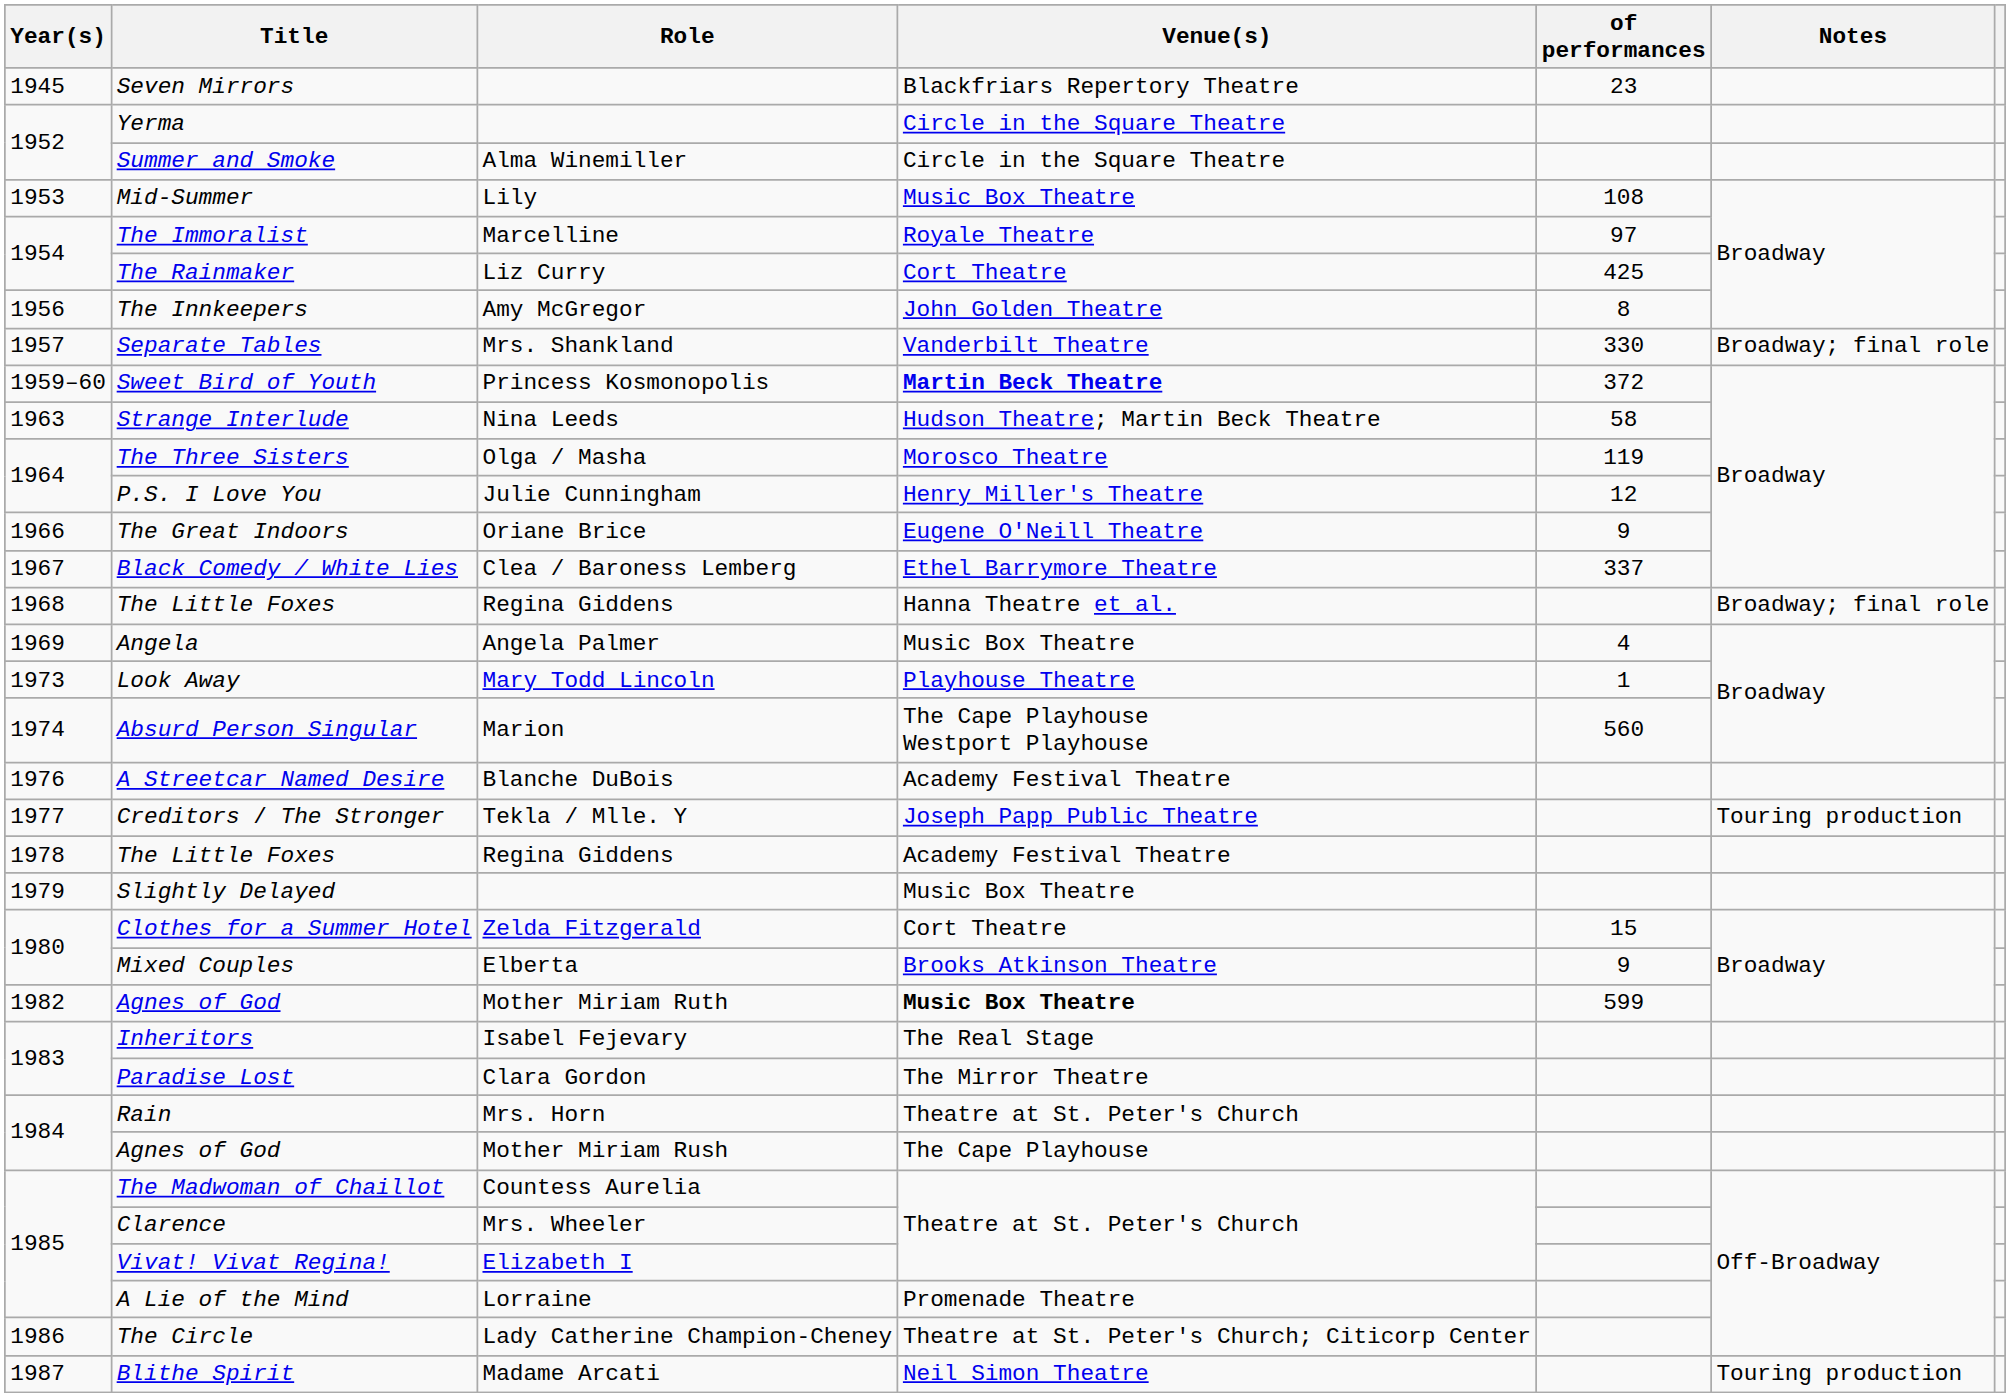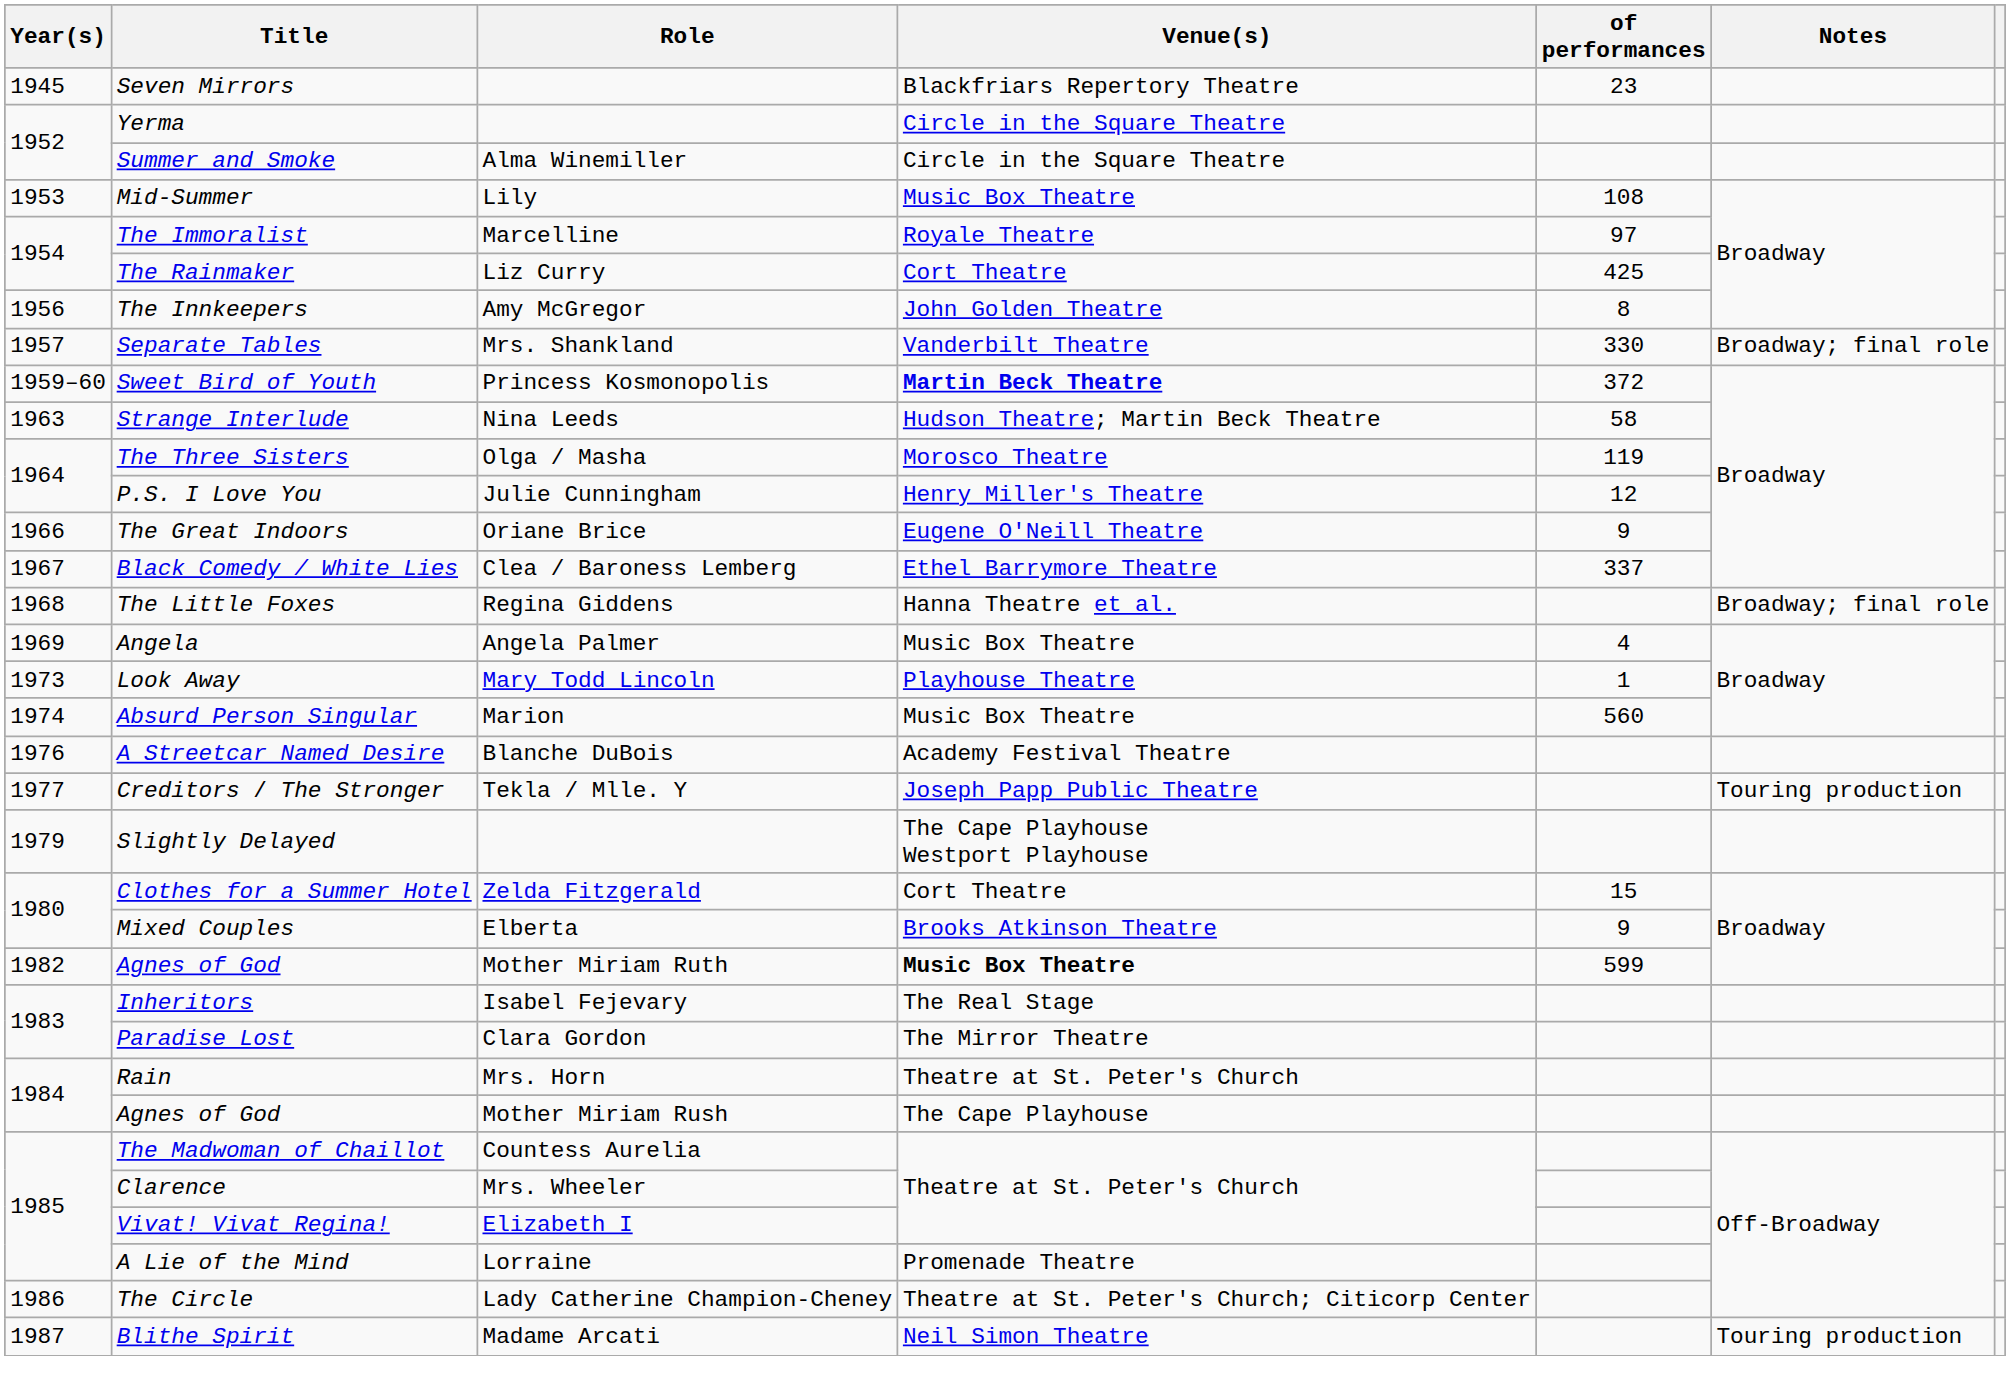(1026, 730) The Cape Playhouse Westport Playhouse -> (1019, 717) Music Box Theatre
- row: (38, 855)
(1019, 892) Music Box Theatre -> (1026, 841) The Cape Playhouse Westport Playhouse
